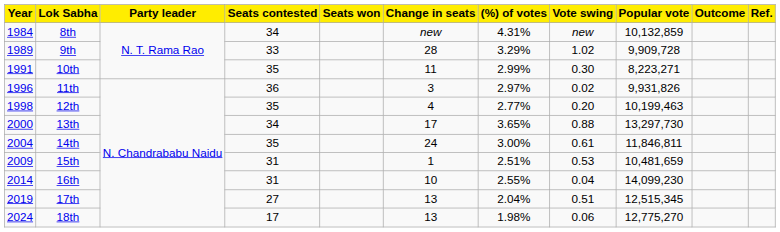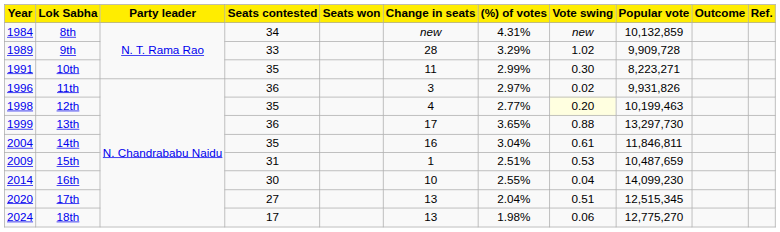(583, 106) no background -> (583, 106) lightyellow background
(20, 124) 2000 -> (20, 124) 1999
(273, 124) 34 -> (273, 124) 36
(431, 143) 24 -> (431, 143) 16
(514, 143) 3.00% -> (514, 143) 3.04%
(654, 161) 10,481,659 -> (654, 161) 10,487,659
(273, 180) 31 -> (273, 180) 30
(20, 198) 2019 -> (20, 198) 2020
